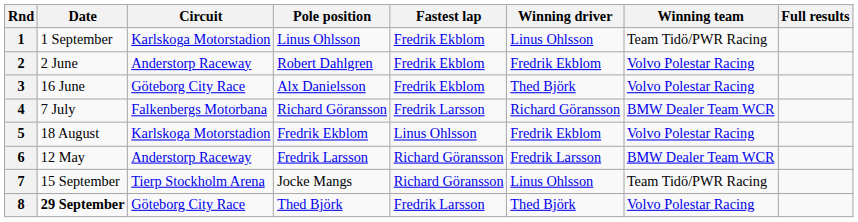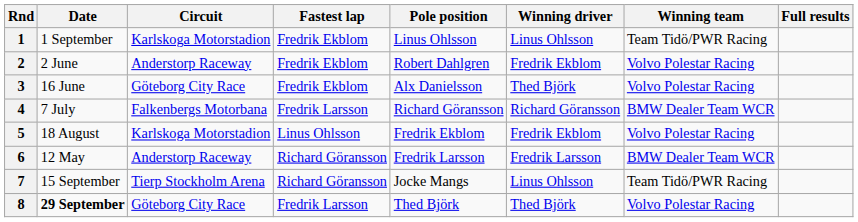columns swapped: (332, 15) <-> (449, 15)
